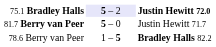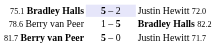(174, 10) bold -> (172, 10) normal
rows swapped: (44, 24) <-> (46, 37)
